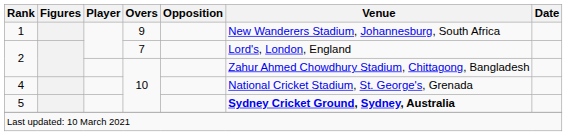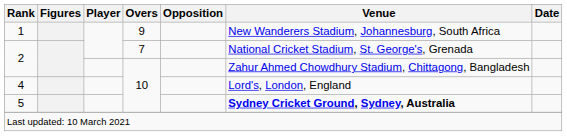(290, 49) Lord's, London, England -> (351, 49) National Cricket Stadium, St. George's, Grenada
(351, 85) National Cricket Stadium, St. George's, Grenada -> (290, 85) Lord's, London, England
